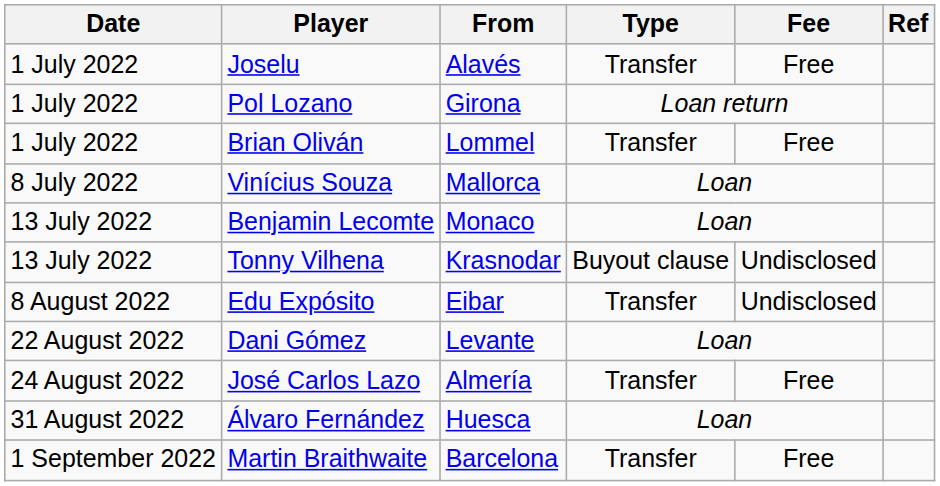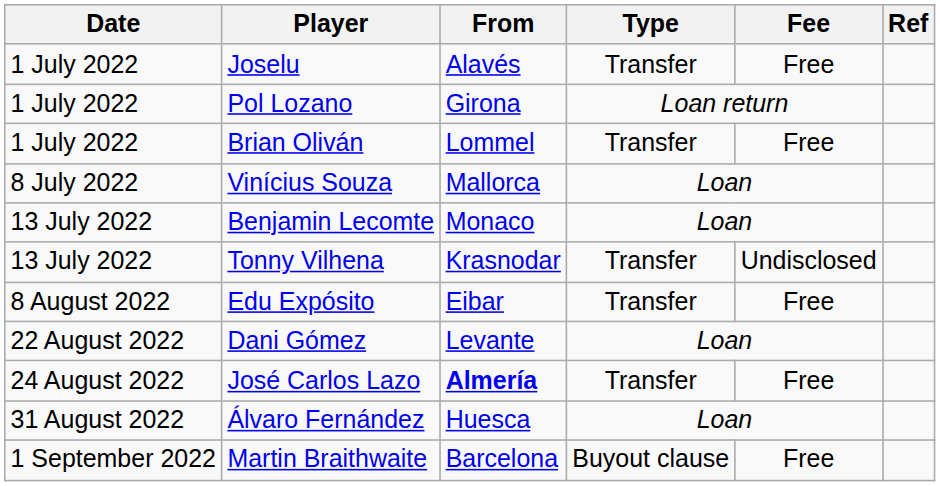(651, 261) Buyout clause -> (651, 261) Transfer
(809, 301) Undisclosed -> (809, 301) Free
(489, 380) normal -> (491, 380) bold
(651, 459) Transfer -> (651, 459) Buyout clause
